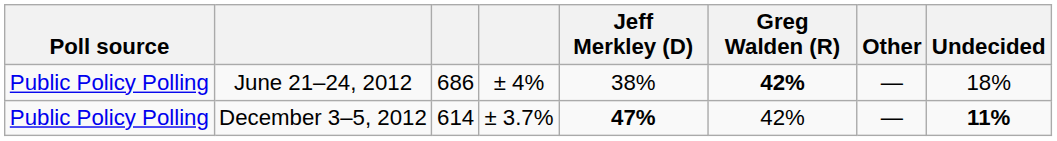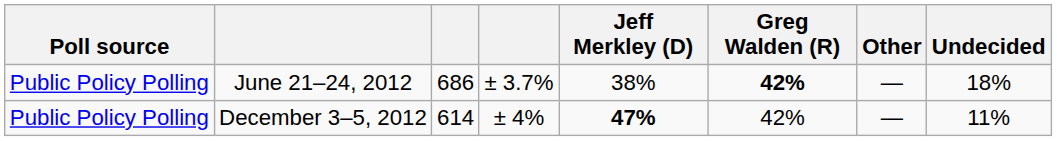(519, 82) ± 4% -> (519, 82) ± 3.7%
(519, 117) ± 3.7% -> (519, 117) ± 4%
(989, 117) bold -> (989, 117) normal
